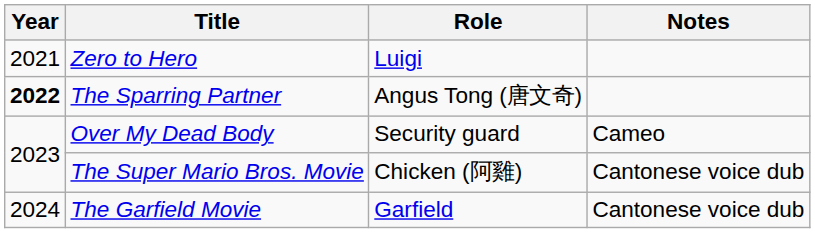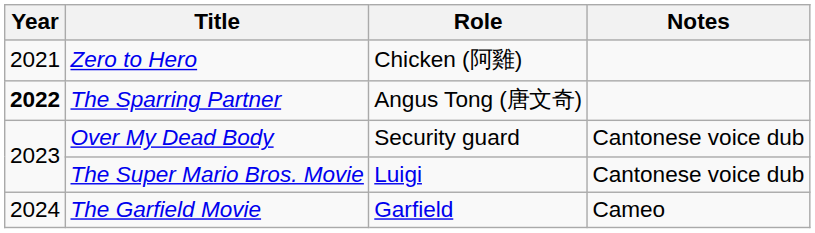(398, 58) Luigi -> (448, 59) Chicken (阿雞)
(629, 133) Cameo -> (698, 138) Cantonese voice dub
(448, 171) Chicken (阿雞) -> (398, 173) Luigi
(698, 209) Cantonese voice dub -> (629, 209) Cameo
